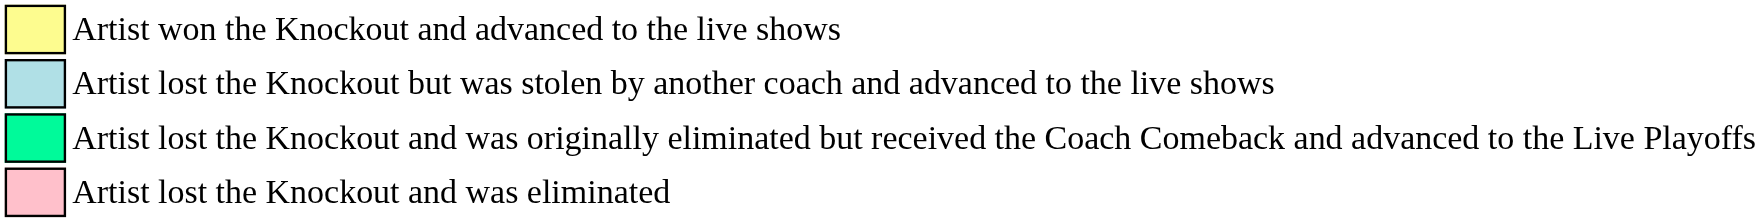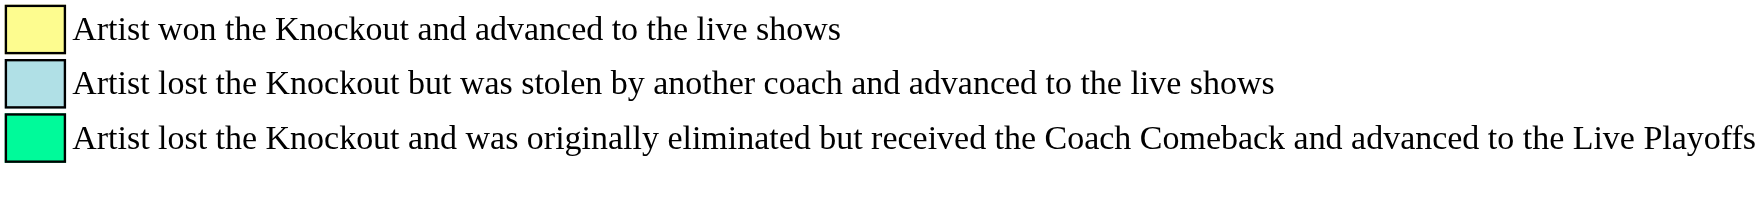- row: (371, 191)
